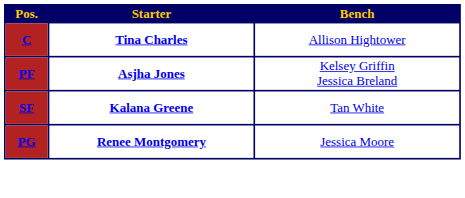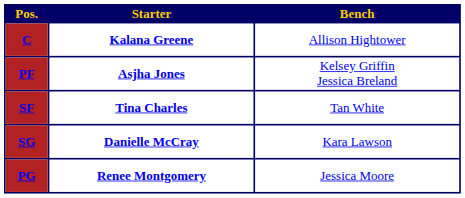(151, 39) Tina Charles -> (151, 39) Kalana Greene
(151, 107) Kalana Greene -> (151, 107) Tina Charles
+ row: (27, 141)
